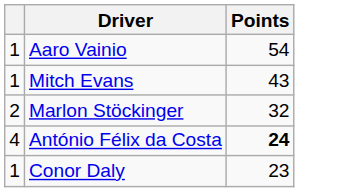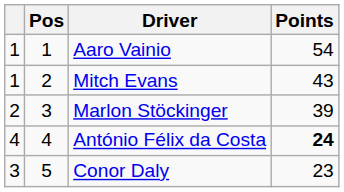+ column: (47, 19)
(279, 110) 32 -> (323, 110) 39
(15, 171) 1 -> (15, 171) 3
